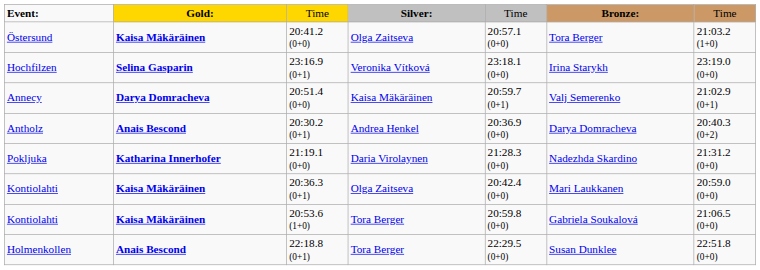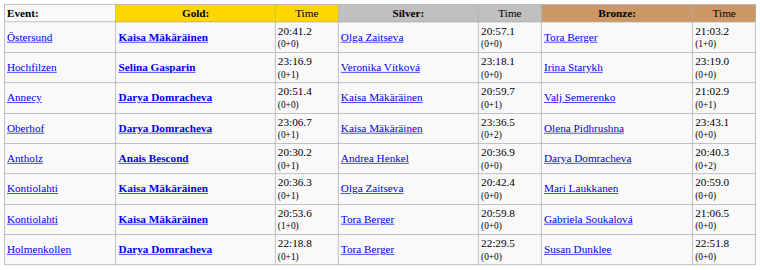+ row: (295, 128)
- row: (306, 158)
(151, 249) Anais Bescond -> (165, 249) Darya Domracheva
